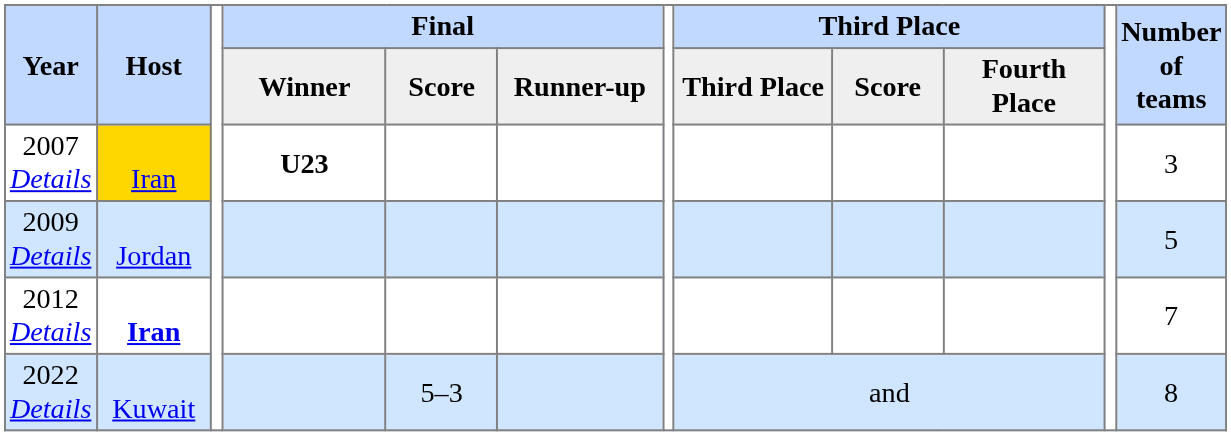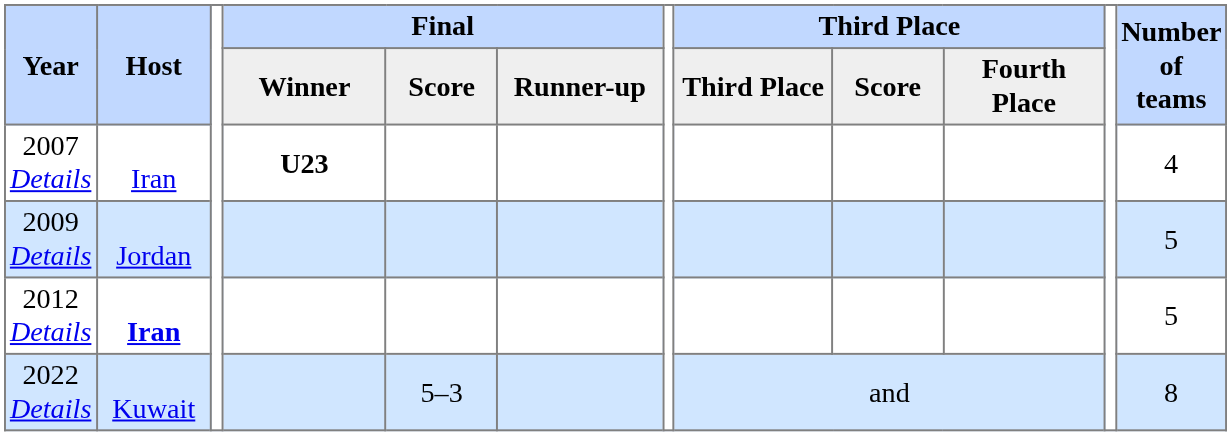(154, 178) gold background -> (154, 178) no background
(1171, 162) 3 -> (1171, 162) 4
(1171, 315) 7 -> (1171, 315) 5
